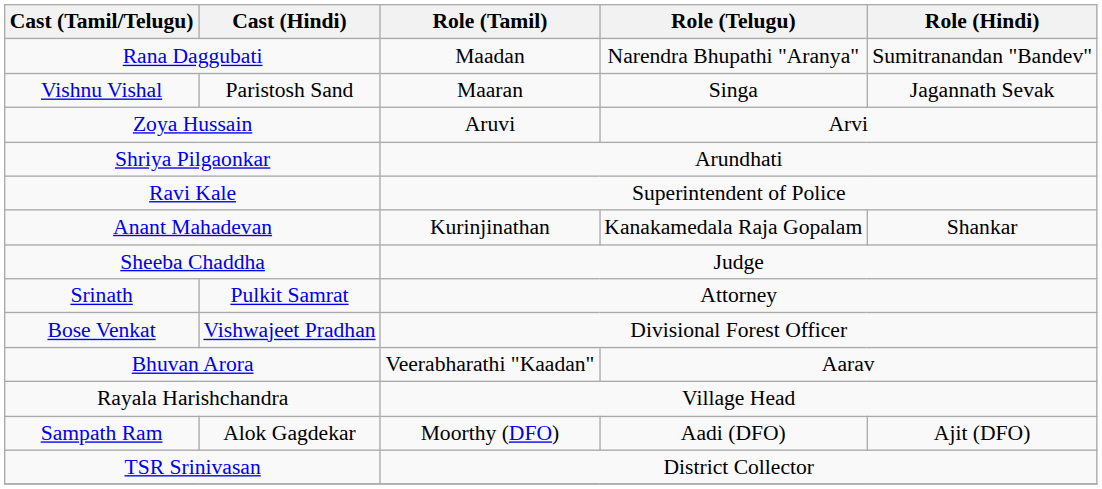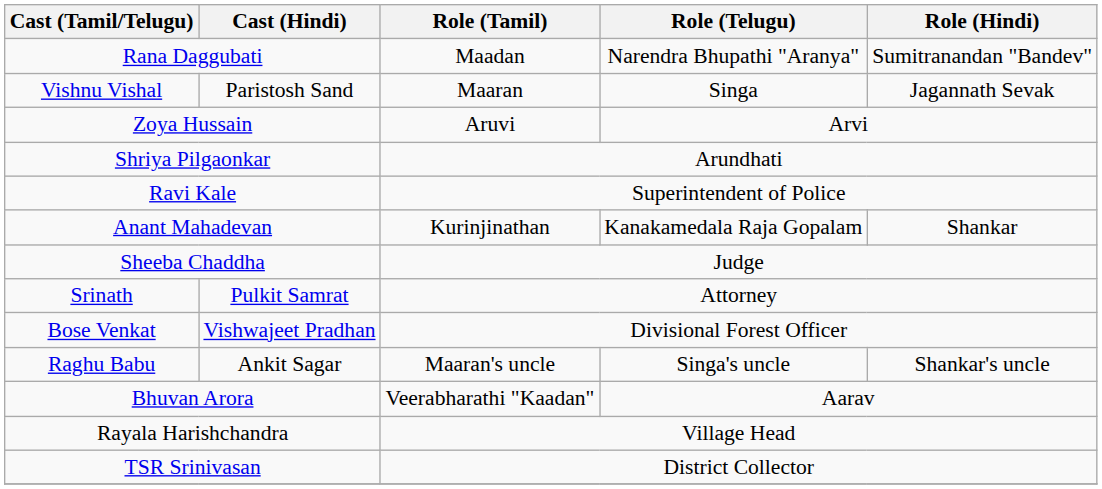+ row: (102, 364)
- row: (102, 432)
